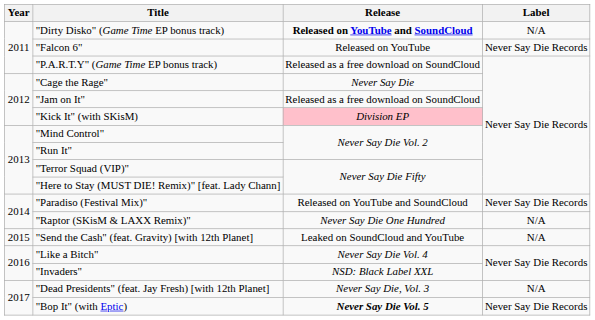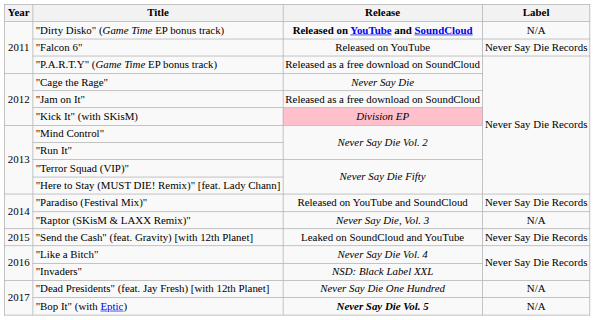(383, 220) Never Say Die One Hundred -> (383, 220) Never Say Die, Vol. 3
(536, 237) N/A -> (536, 237) Never Say Die Records
(383, 289) Never Say Die, Vol. 3 -> (383, 289) Never Say Die One Hundred
(536, 306) Never Say Die Records -> (536, 306) N/A
